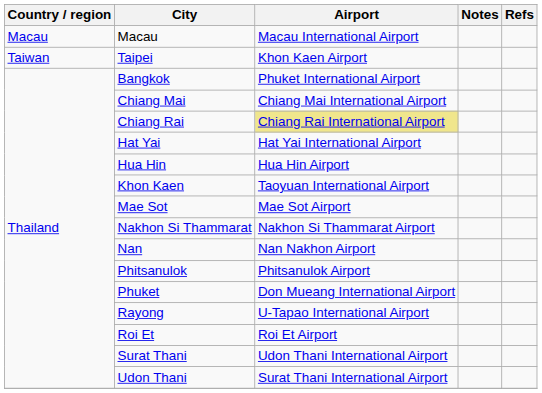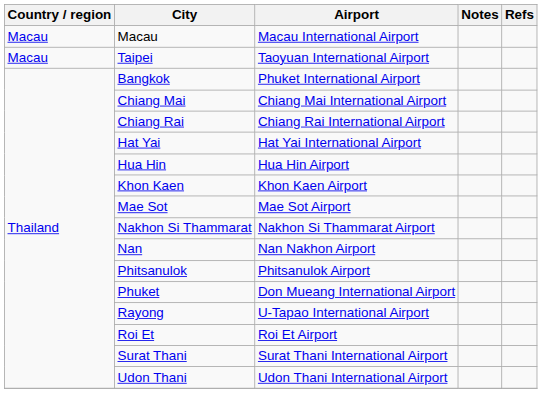(28, 57) Taiwan -> (28, 57) Macau
(312, 57) Khon Kaen Airport -> (343, 57) Taoyuan International Airport
(351, 121) khaki background -> (351, 121) no background
(343, 185) Taoyuan International Airport -> (312, 185) Khon Kaen Airport
(353, 356) Udon Thani International Airport -> (353, 356) Surat Thani International Airport
(353, 377) Surat Thani International Airport -> (353, 377) Udon Thani International Airport
